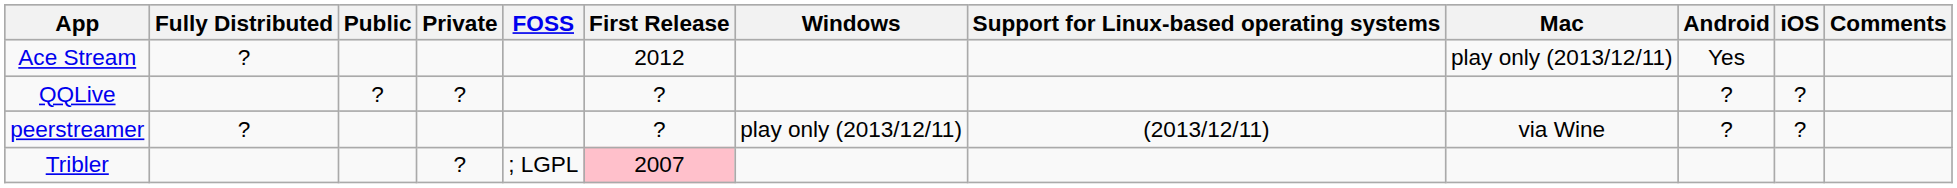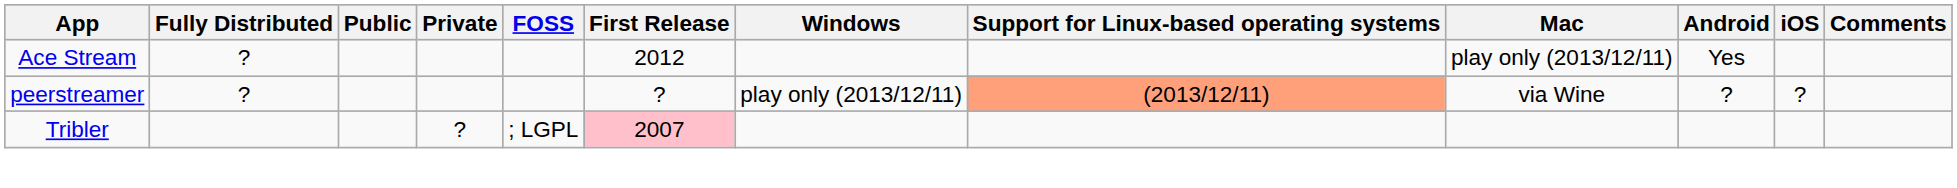- row: (77, 93)
(1206, 129) no background -> (1206, 93) lightsalmon background
